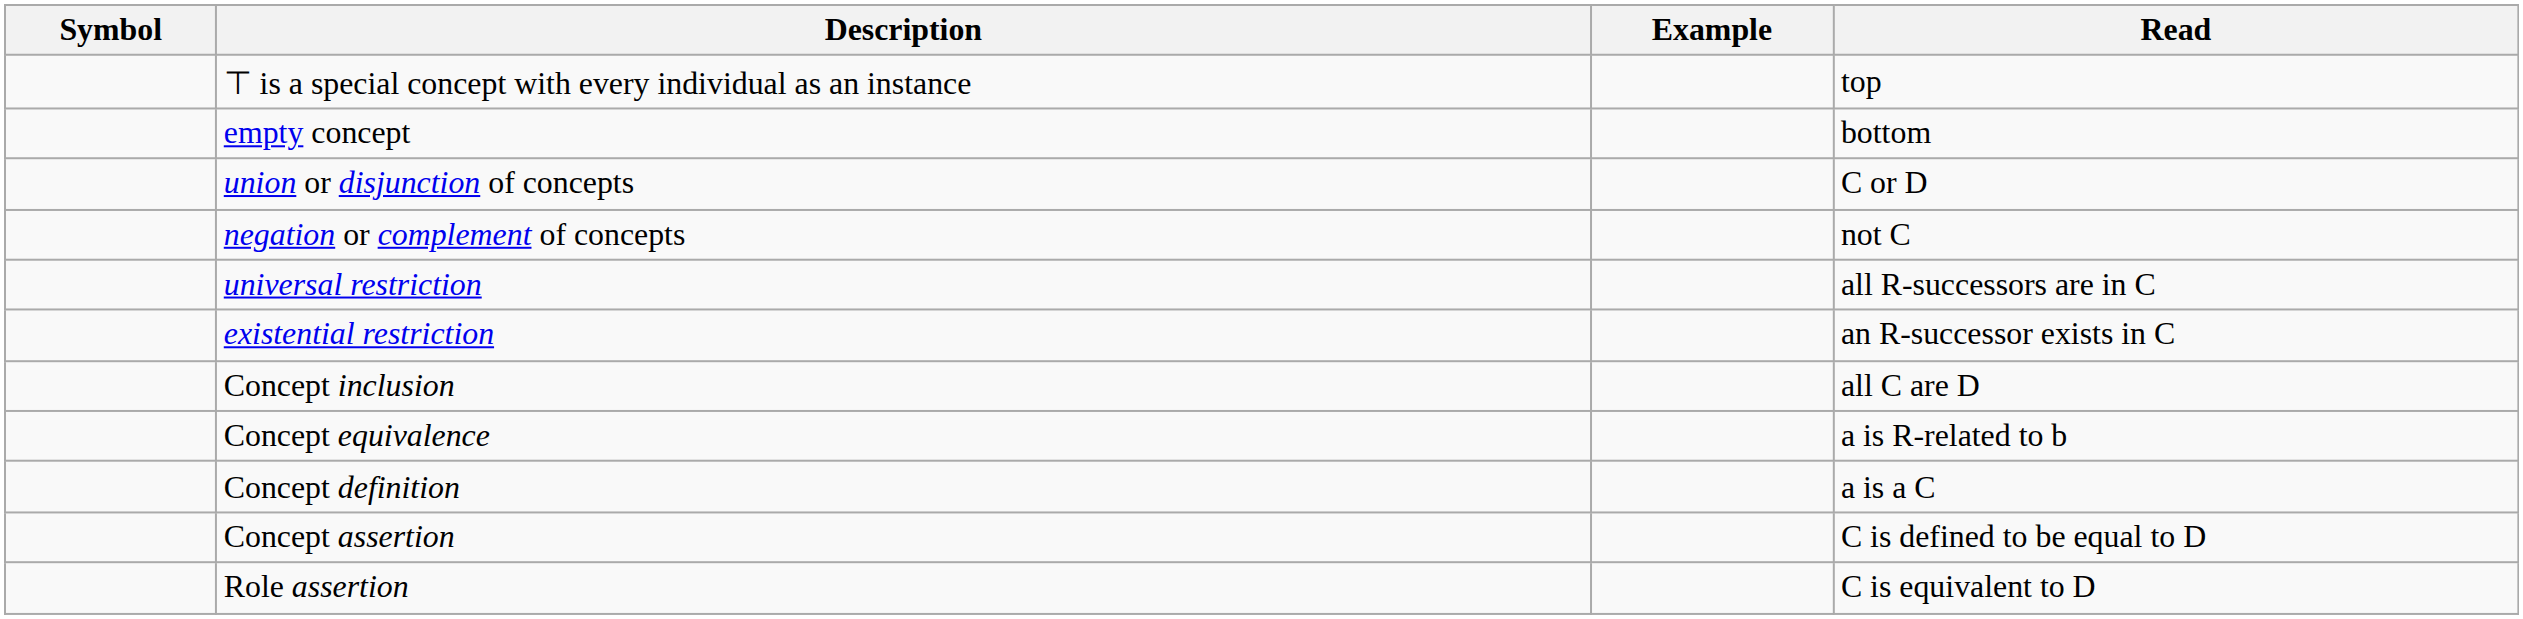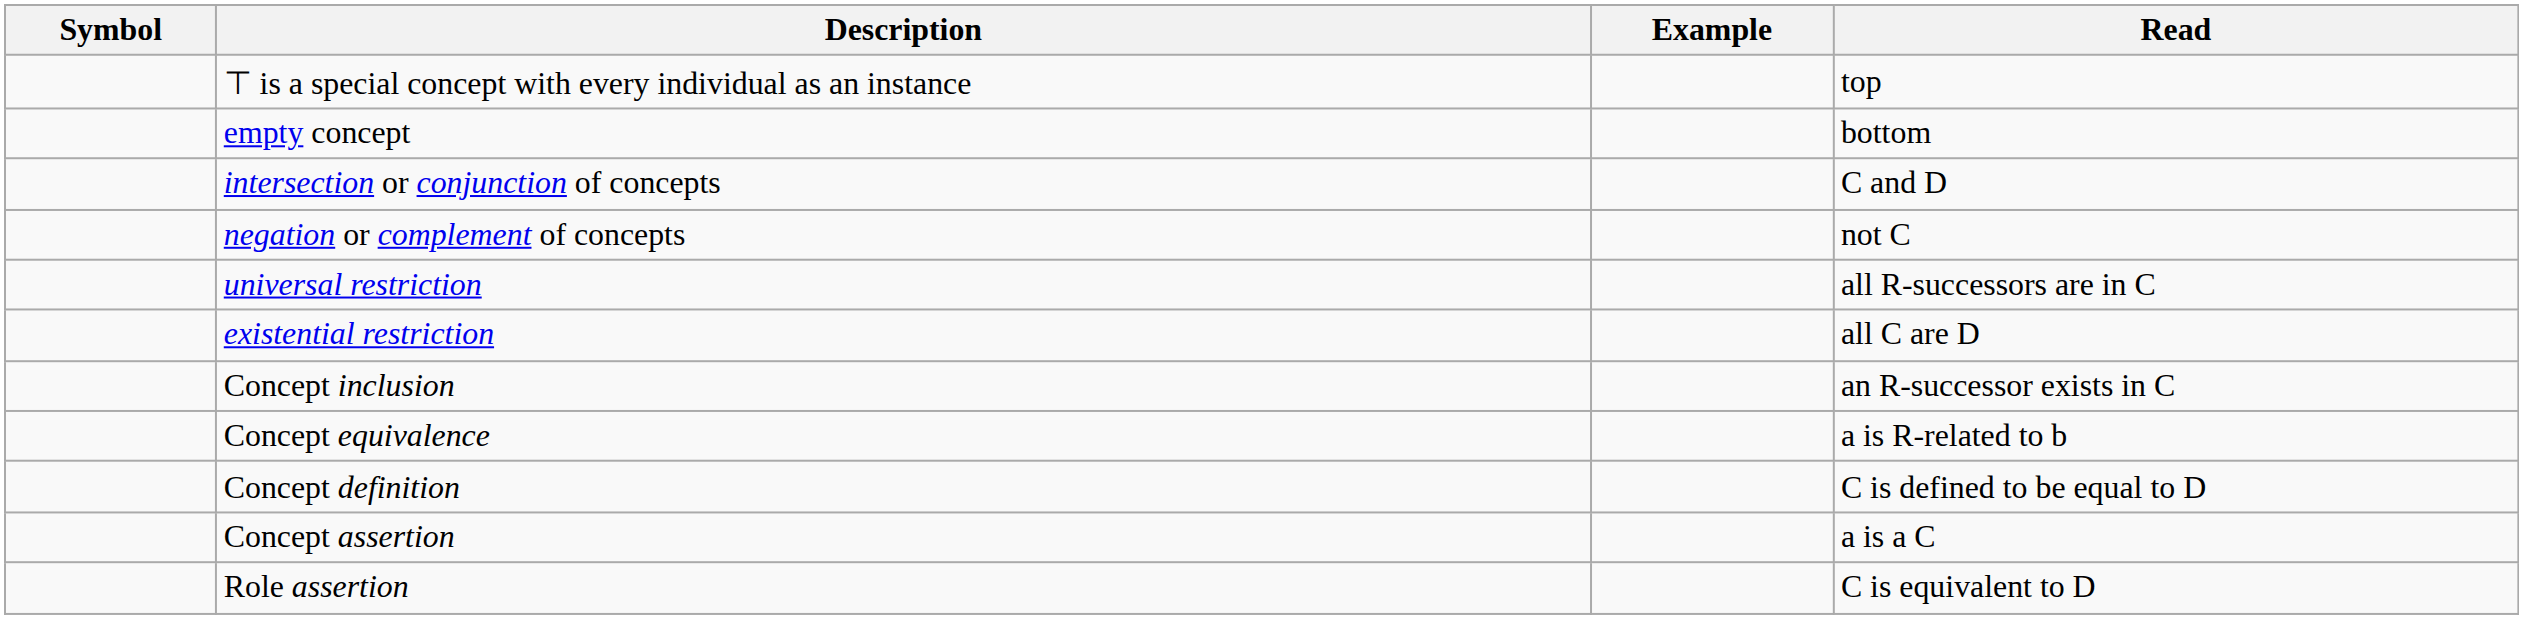+ row: (472, 183)
- row: (429, 183)
(2008, 334) an R-successor exists in C -> (1910, 334) all C are D
(1910, 385) all C are D -> (2008, 385) an R-successor exists in C
(1888, 486) a is a C -> (2024, 486) C is defined to be equal to D
(2024, 536) C is defined to be equal to D -> (1888, 536) a is a C
